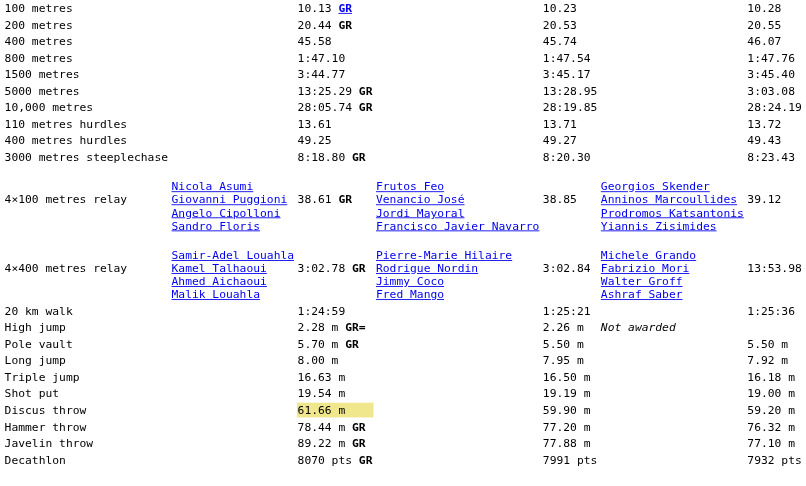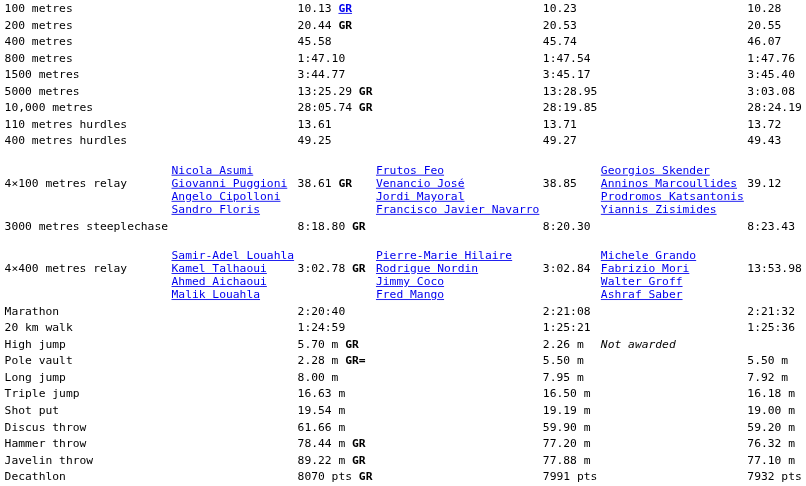rows swapped: (86, 157) <-> (66, 200)
+ row: (32, 311)
(332, 327) 2.28 m GR= -> (328, 344) 5.70 m GR
(328, 344) 5.70 m GR -> (332, 360) 2.28 m GR=
(321, 410) khaki background -> (321, 427) no background
